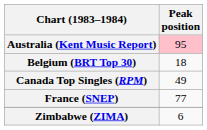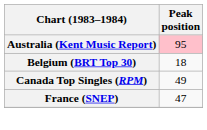(181, 98) 77 -> (181, 98) 47
- row: (82, 116)
